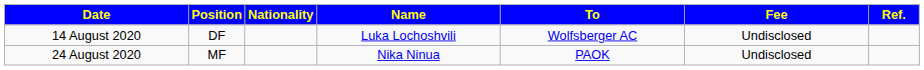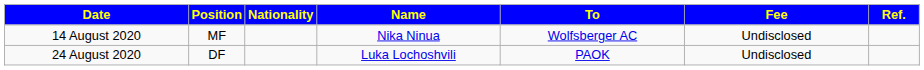(217, 35) DF -> (217, 35) MF
(408, 35) Luka Lochoshvili -> (408, 35) Nika Ninua
(217, 55) MF -> (217, 55) DF
(408, 55) Nika Ninua -> (408, 55) Luka Lochoshvili
